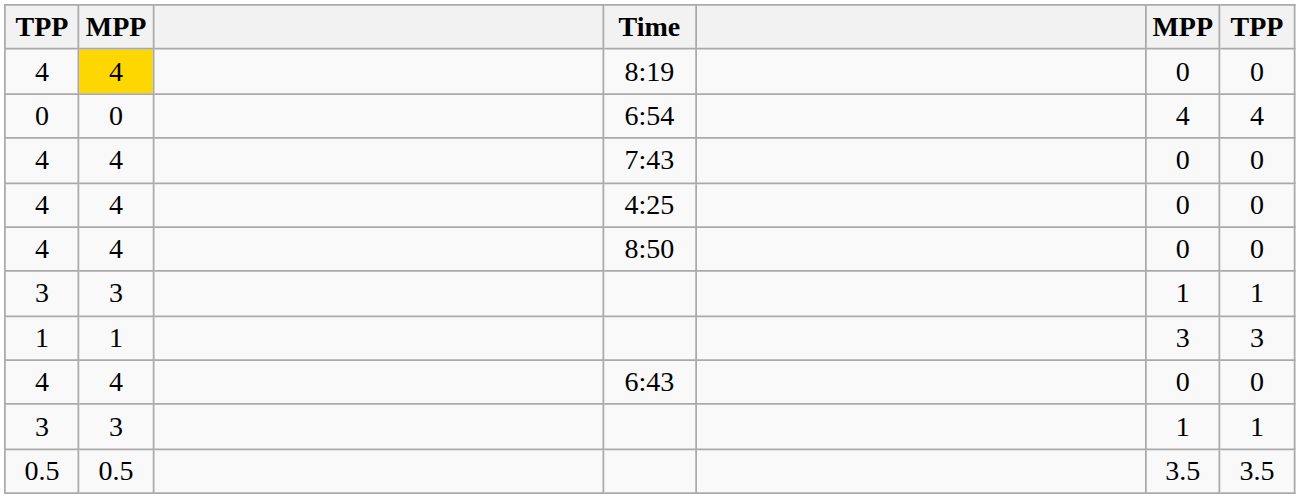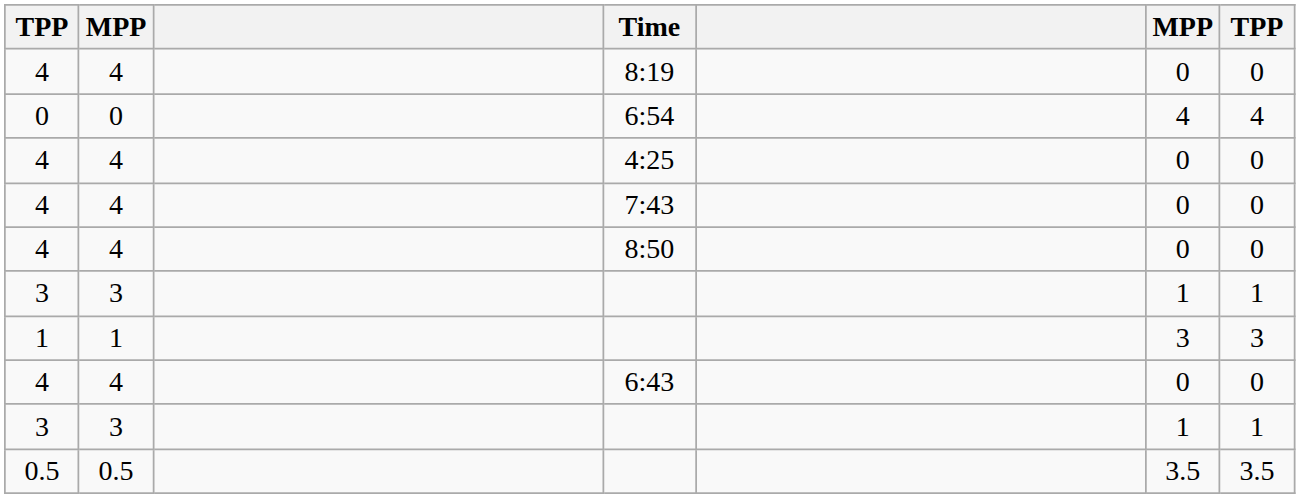(116, 71) gold background -> (116, 71) no background
rows swapped: (42, 204) <-> (42, 159)
